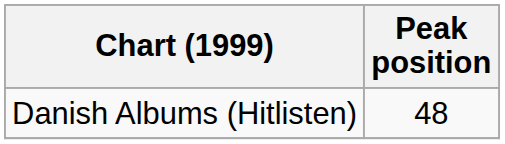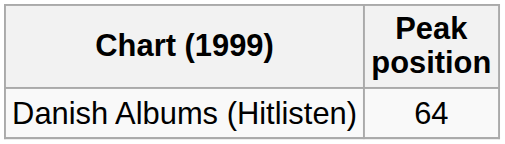(431, 112) 48 -> (431, 112) 64
